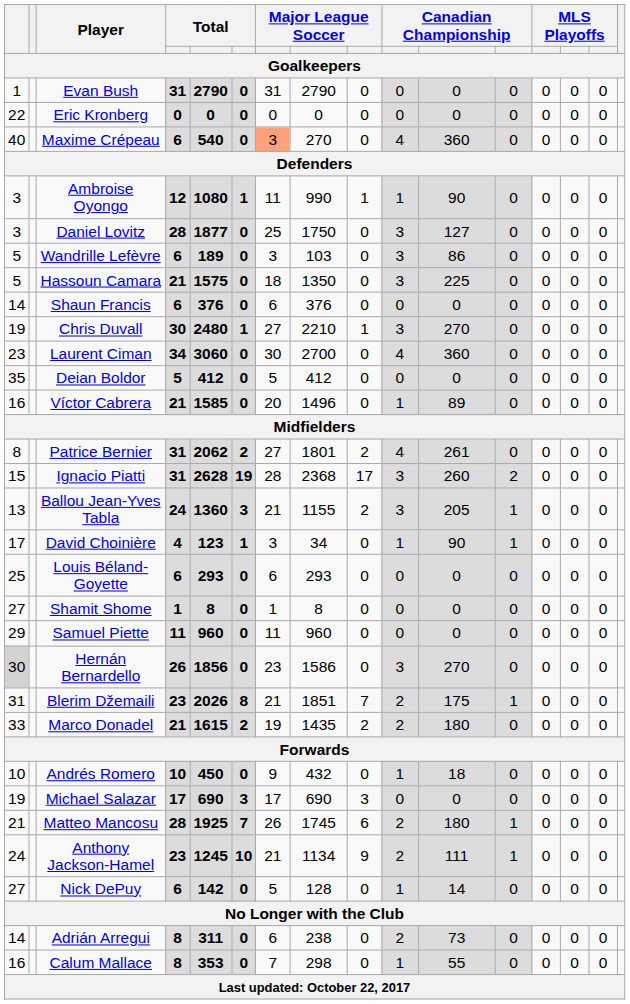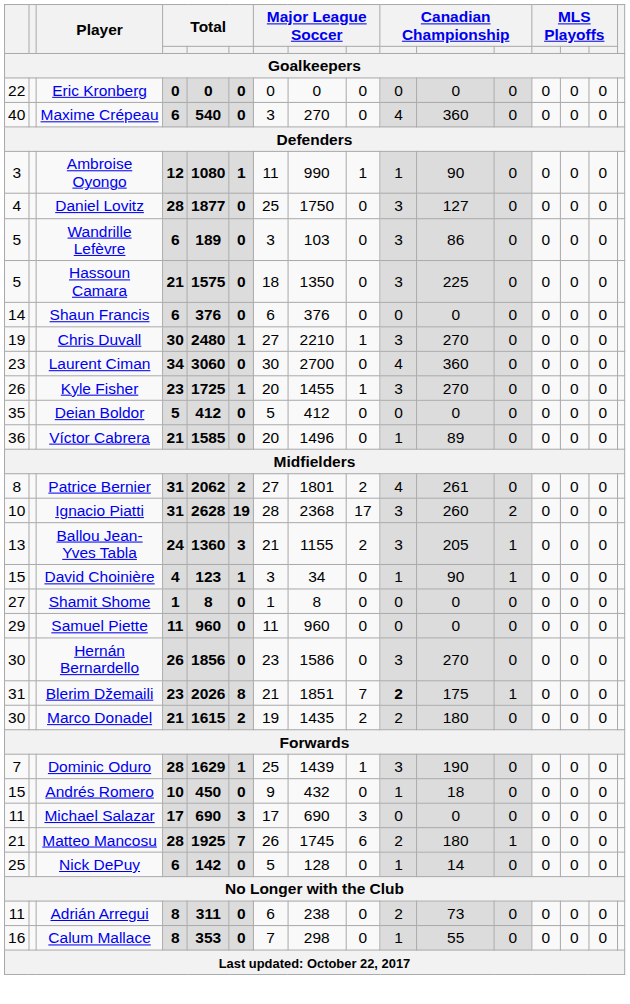- row: (101, 91)
(273, 140) lightsalmon background -> (271, 115) no background
(17, 231) 3 -> (17, 206) 4
+ row: (100, 388)
(17, 402) 16 -> (17, 437) 36
(17, 476) 15 -> (17, 511) 10
(17, 543) 17 -> (17, 577) 15
- row: (101, 576)
(17, 667) lightgrey background -> (17, 660) no background
(400, 700) normal -> (399, 693) bold
(17, 724) 33 -> (17, 717) 30
+ row: (100, 766)
(17, 774) 10 -> (17, 791) 15
(17, 798) 19 -> (17, 815) 11
- row: (101, 856)
(17, 889) 27 -> (17, 865) 25
(17, 938) 14 -> (17, 914) 11
